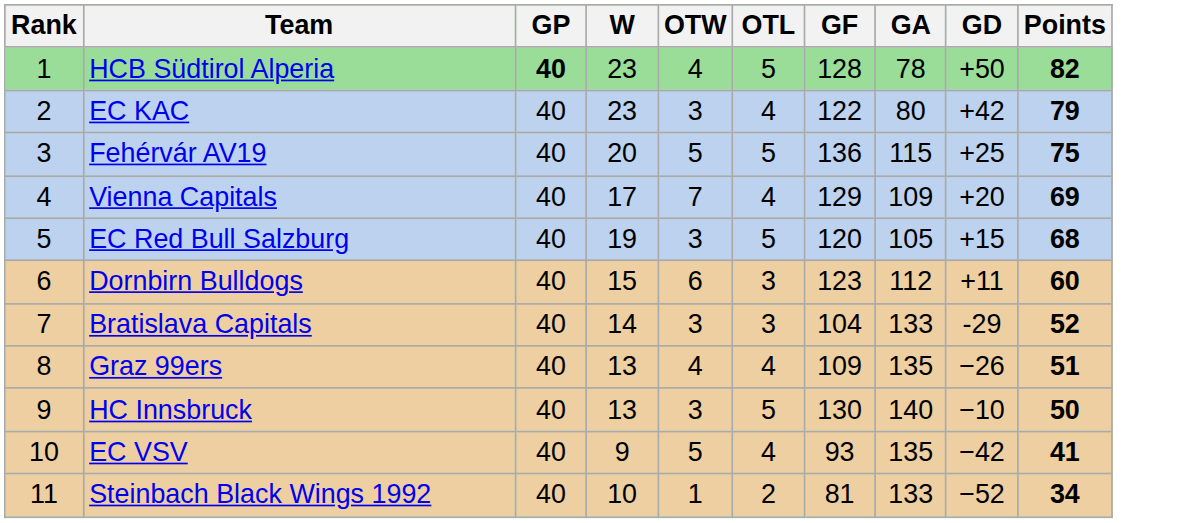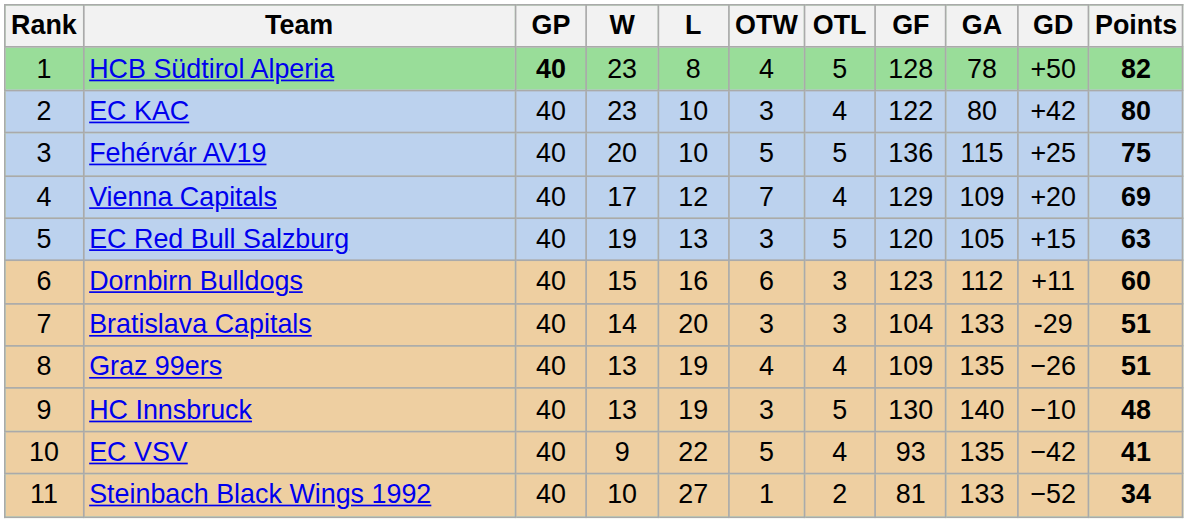+ column: (693, 25)
(1065, 111) 79 -> (1136, 111) 80
(1065, 238) 68 -> (1136, 238) 63
(1065, 324) 52 -> (1136, 324) 51
(1065, 409) 50 -> (1136, 409) 48
